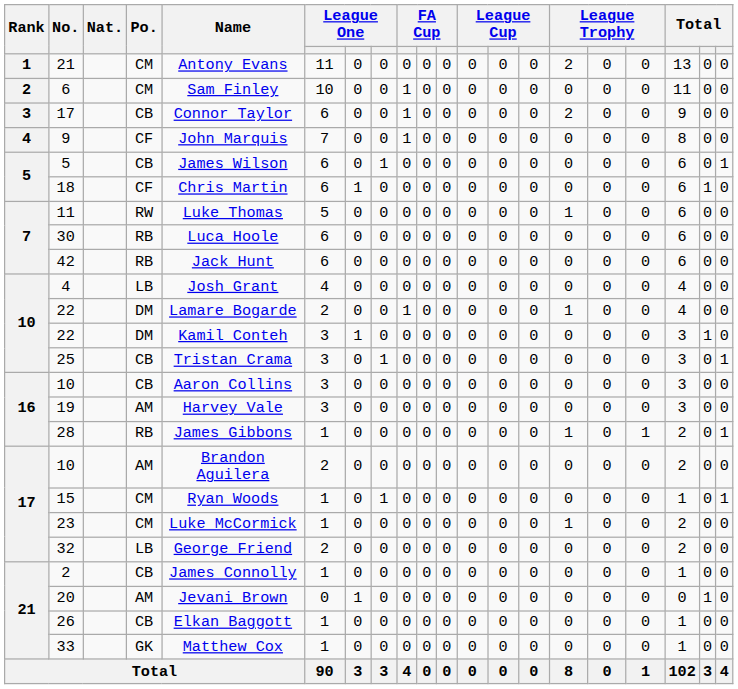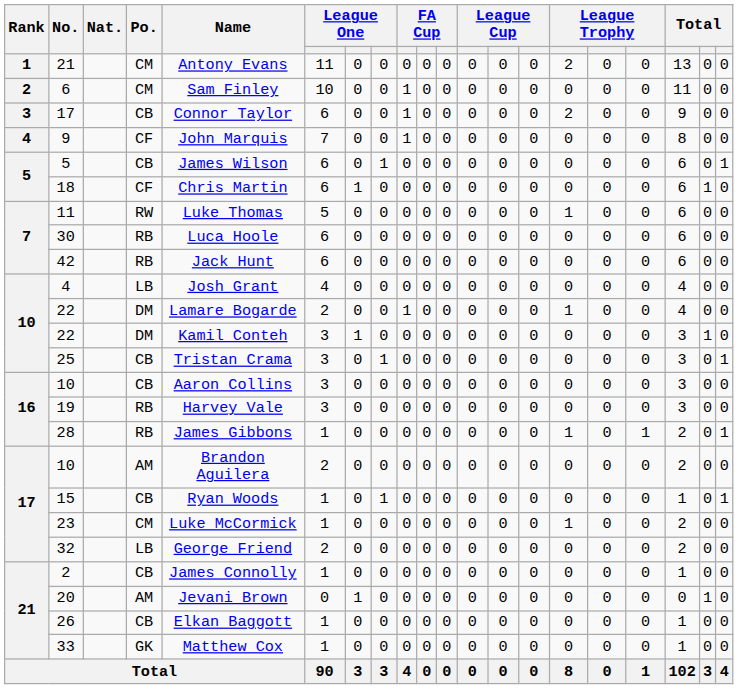(144, 410) AM -> (144, 410) RB
(144, 500) CM -> (144, 500) CB
